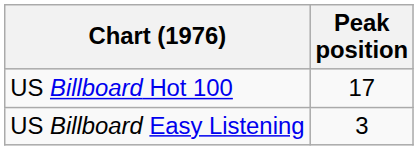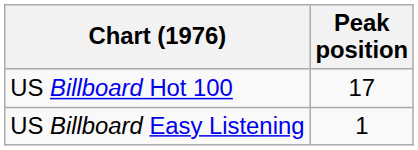(362, 125) 3 -> (362, 125) 1
